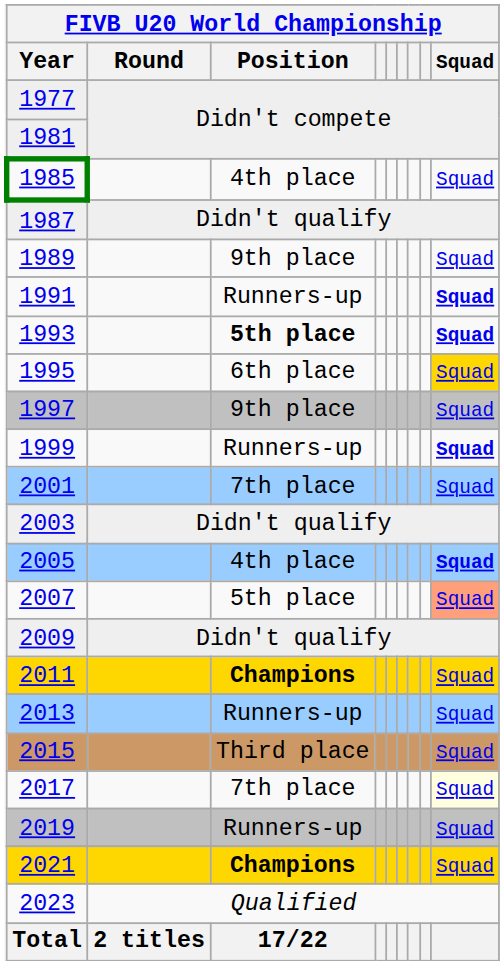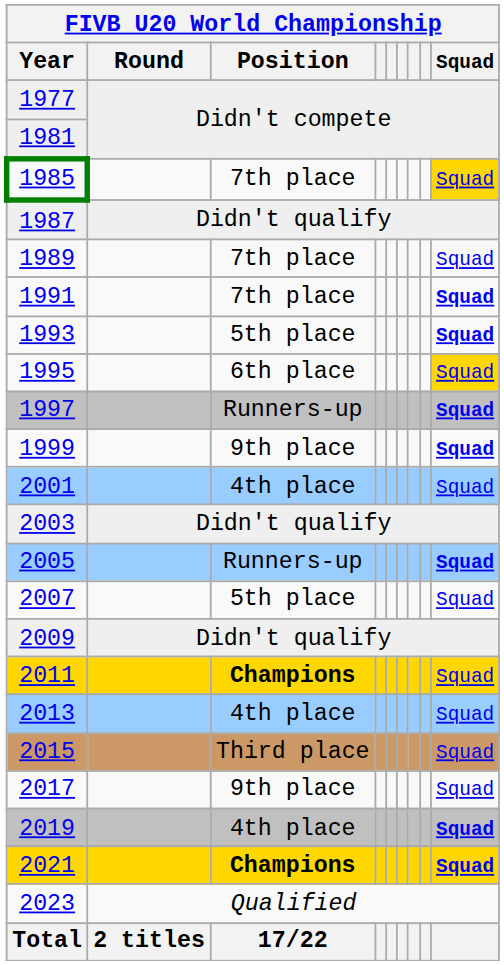(293, 179) 4th place -> (293, 179) 7th place
(465, 180) no background -> (465, 180) gold background
(293, 259) 9th place -> (293, 259) 7th place
(293, 296) Runners-up -> (293, 296) 7th place
(293, 334) bold -> (293, 334) normal
(293, 410) 9th place -> (293, 410) Runners-up
(465, 411) normal -> (465, 410) bold
(293, 448) Runners-up -> (293, 448) 9th place
(293, 486) 7th place -> (293, 486) 4th place
(293, 562) 4th place -> (293, 562) Runners-up
(465, 601) lightsalmon background -> (465, 601) no background
(293, 714) Runners-up -> (293, 714) 4th place
(293, 790) 7th place -> (293, 790) 9th place
(465, 790) lightyellow background -> (465, 790) no background
(293, 827) Runners-up -> (293, 827) 4th place
(465, 828) normal -> (465, 827) bold
(465, 866) normal -> (465, 865) bold
